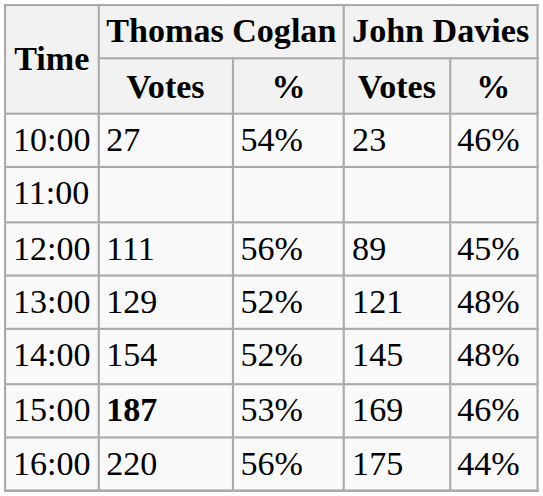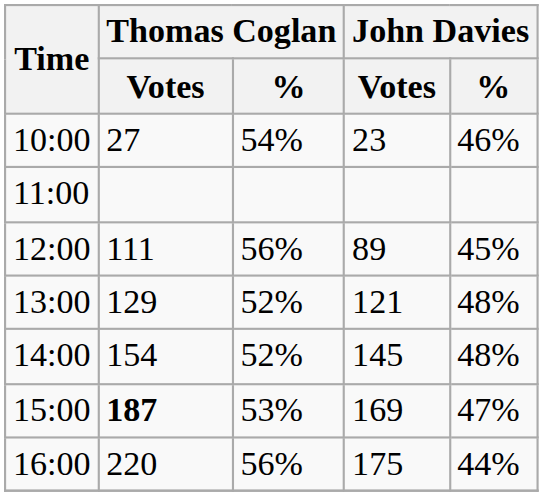(489, 409) 46% -> (489, 409) 47%
